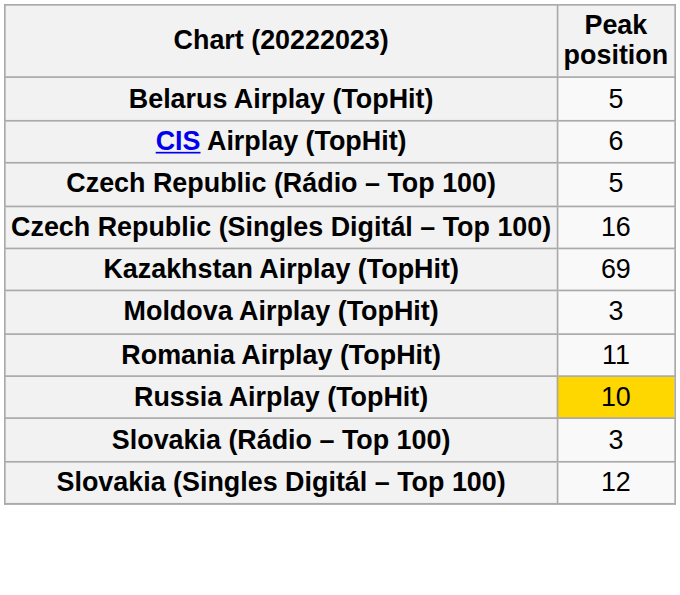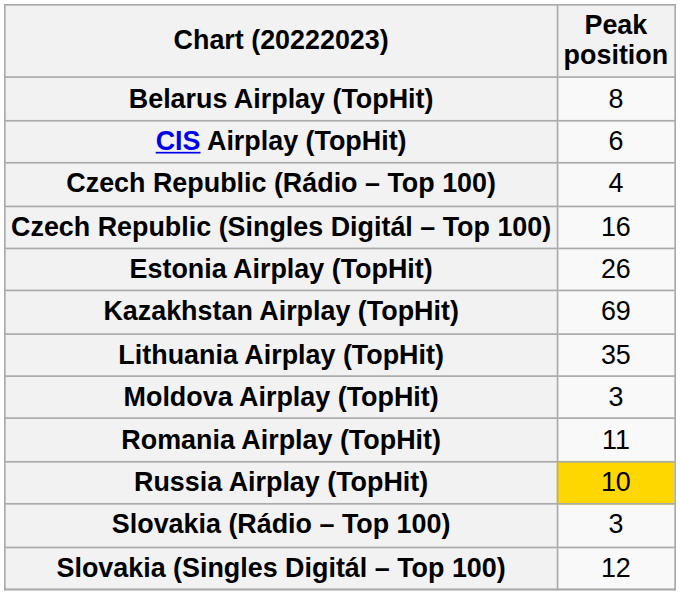(616, 98) 5 -> (616, 98) 8
(616, 183) 5 -> (616, 183) 4
+ row: (281, 269)
+ row: (281, 354)
